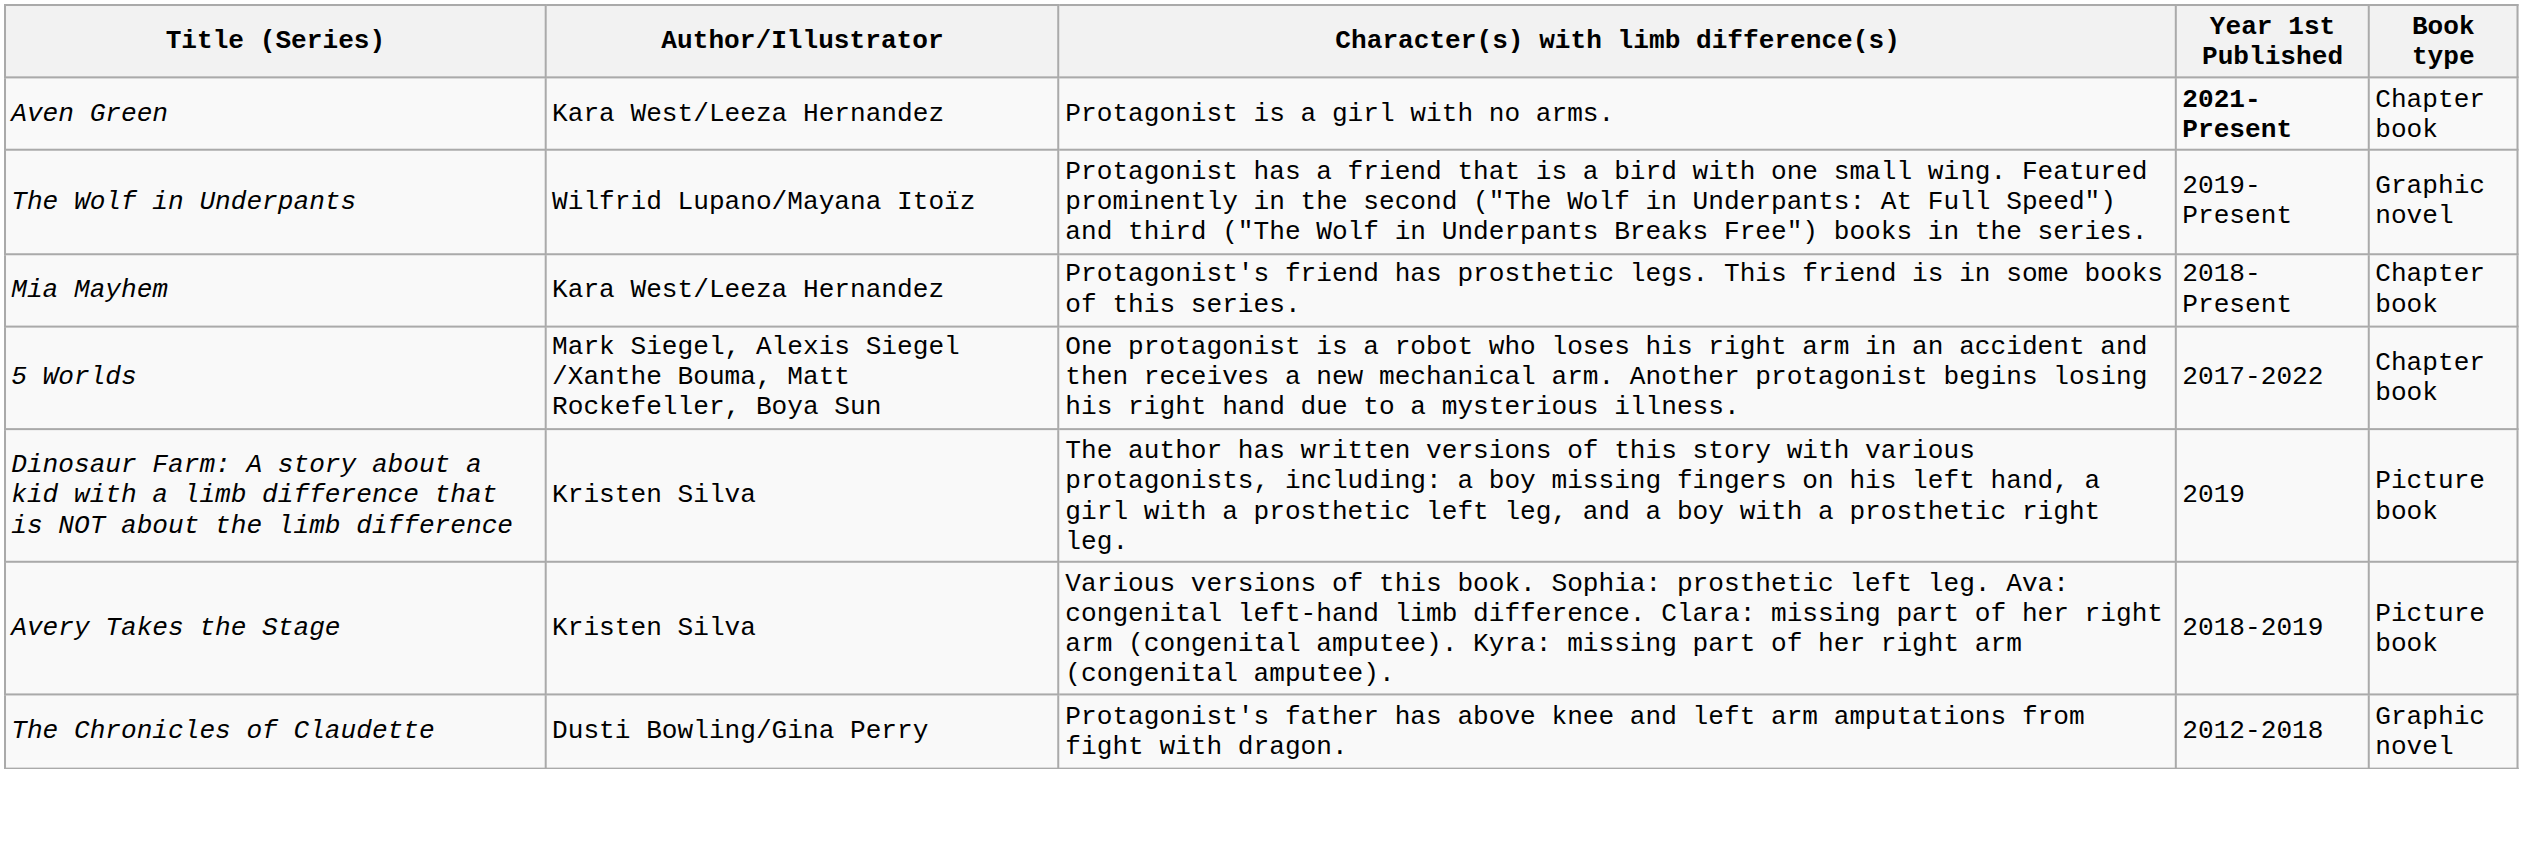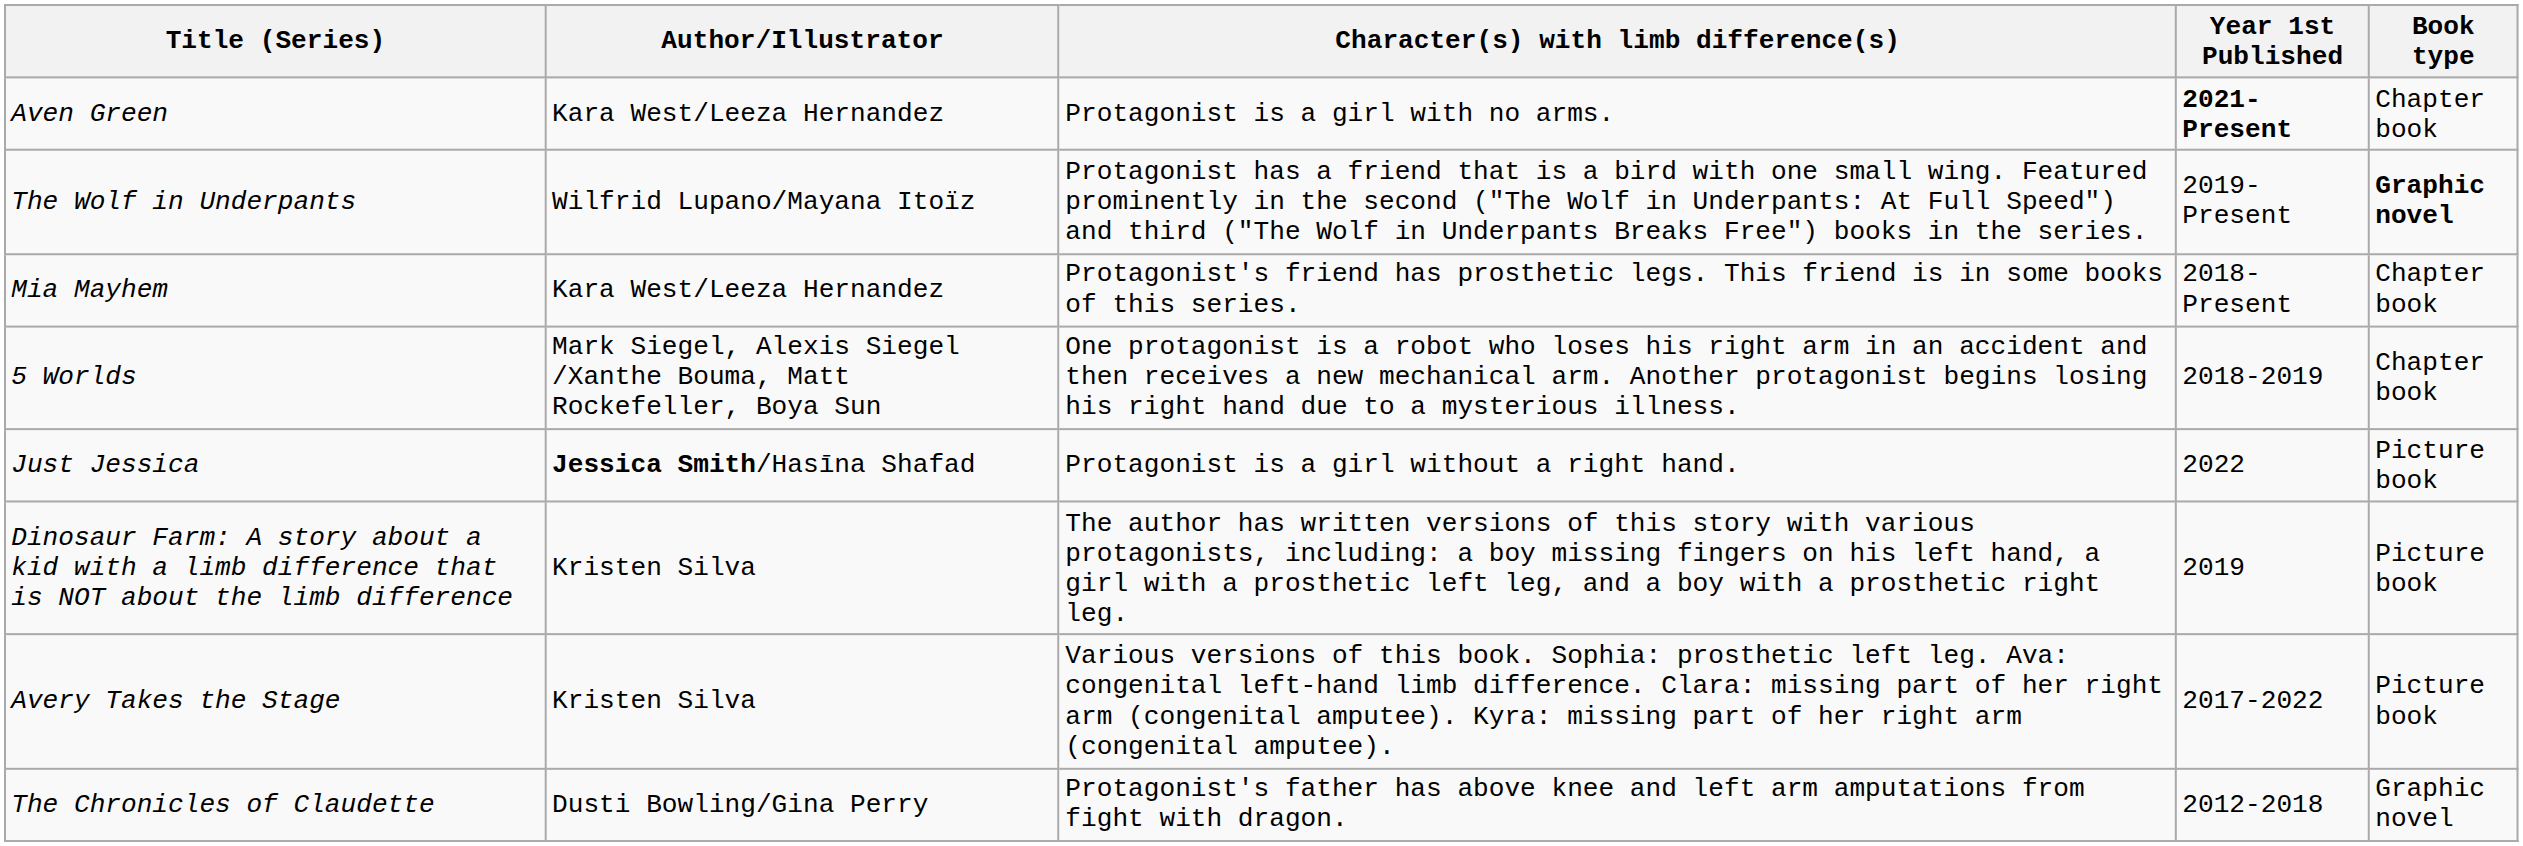(2430, 202) normal -> (2430, 202) bold
(2253, 378) 2017-2022 -> (2253, 378) 2018-2019
+ row: (105, 465)
(2253, 629) 2018-2019 -> (2253, 701) 2017-2022
